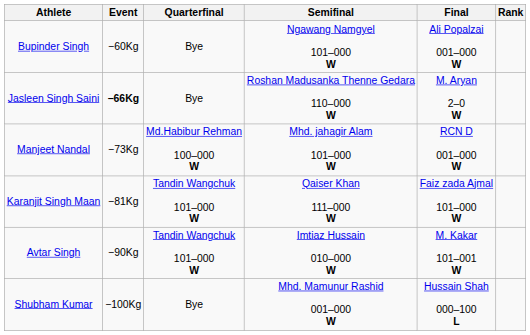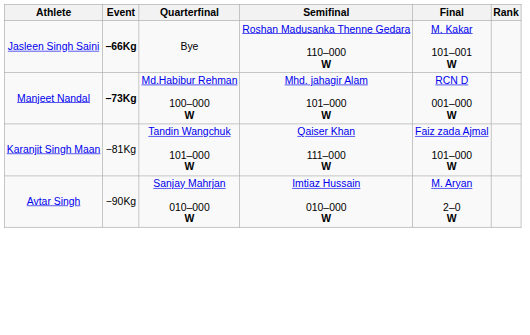- row: (54, 46)
(456, 98) M. Aryan 2–0 W -> (452, 46) M. Kakar 101–001 W
(123, 149) normal -> (121, 98) bold
(194, 253) Tandin Wangchuk 101–000 W -> (189, 201) Sanjay Mahrjan 010–000 W
(456, 253) M. Kakar 101–001 W -> (452, 201) M. Aryan 2–0 W
- row: (54, 304)
